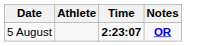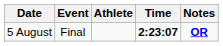+ column: (73, 13)
